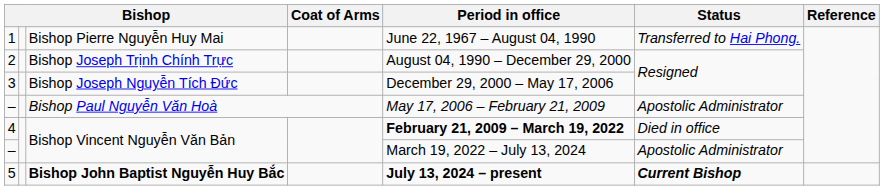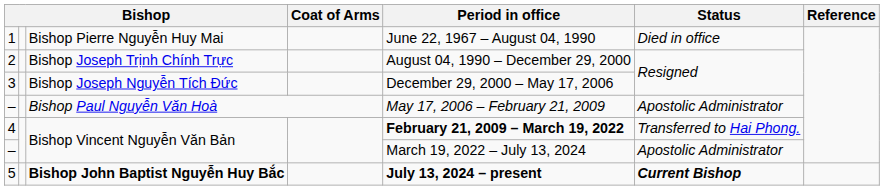(719, 38) Transferred to Hai Phong. -> (679, 38) Died in office
(679, 128) Died in office -> (719, 128) Transferred to Hai Phong.
